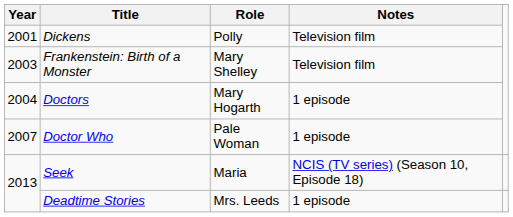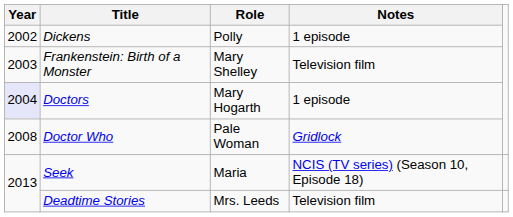(22, 36) 2001 -> (22, 36) 2002
(334, 36) Television film -> (321, 36) 1 episode
(22, 100) no background -> (22, 100) lavender background
(22, 136) 2007 -> (22, 136) 2008
(321, 136) 1 episode -> (317, 136) Gridlock
(321, 201) 1 episode -> (334, 201) Television film
